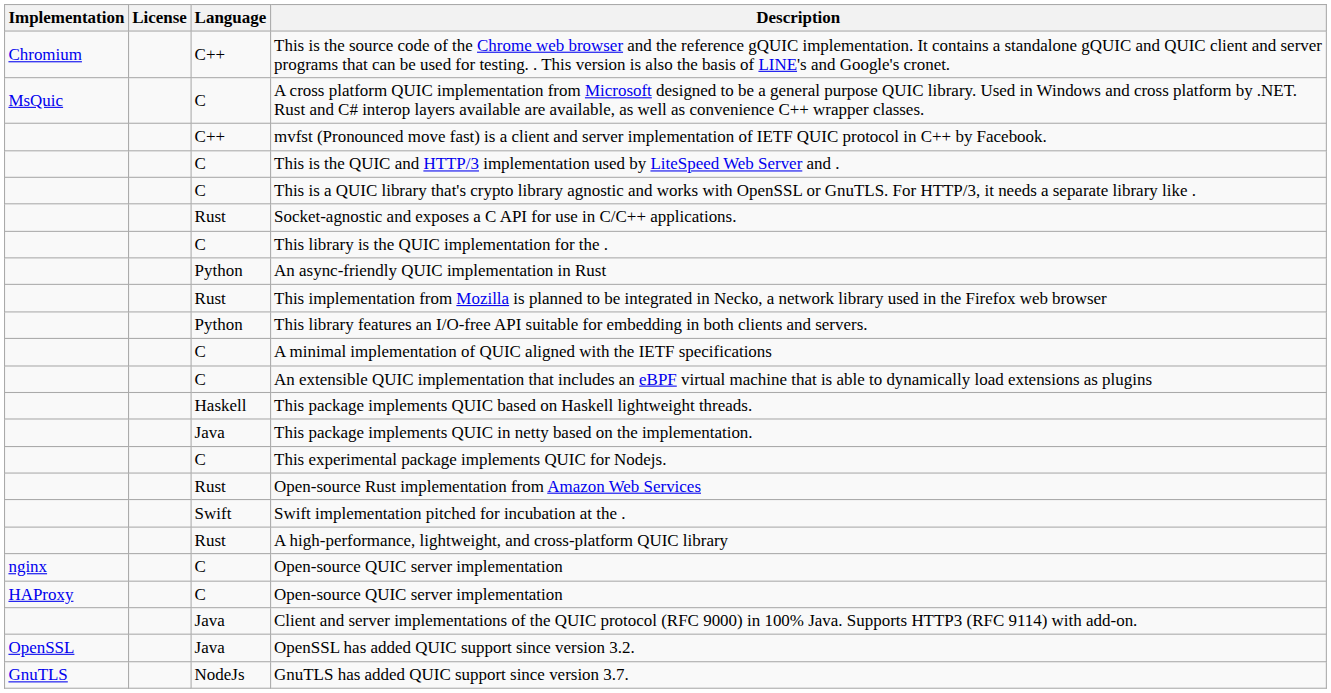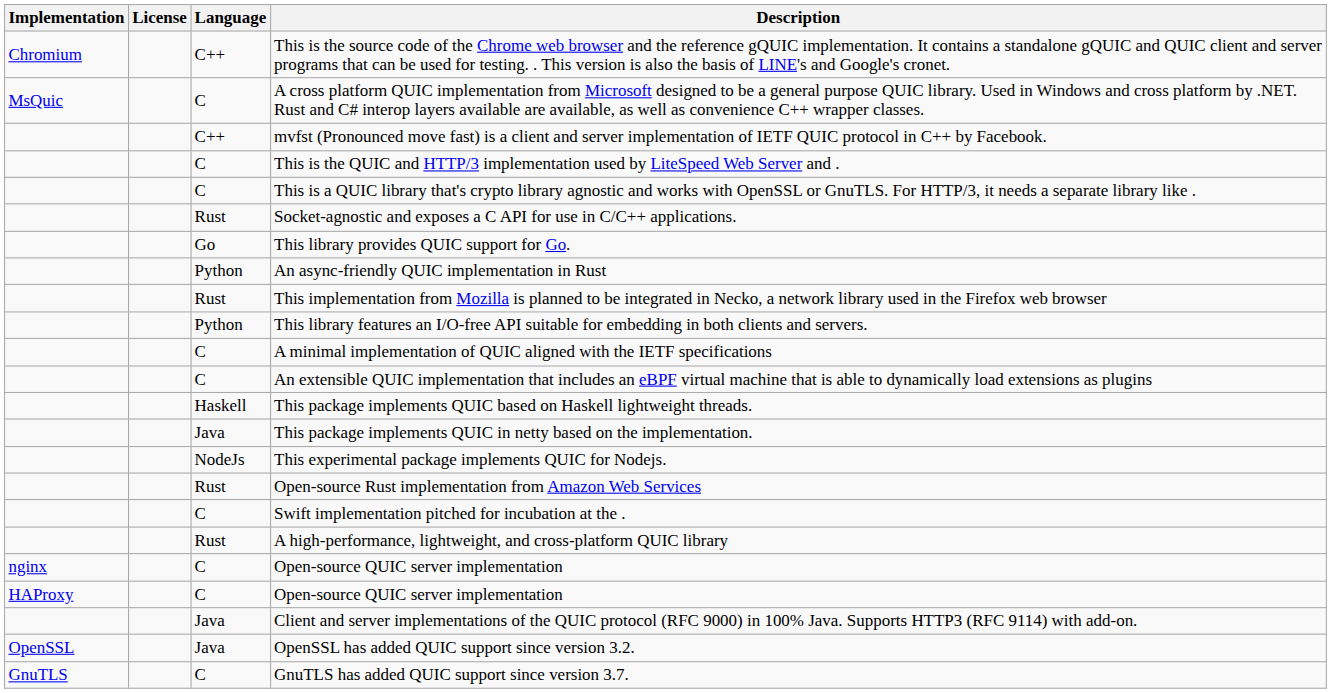- row: (66, 244)
+ row: (66, 244)
(200, 459) C -> (220, 459) NodeJs
(213, 513) Swift -> (200, 513) C
(220, 674) NodeJs -> (200, 674) C
